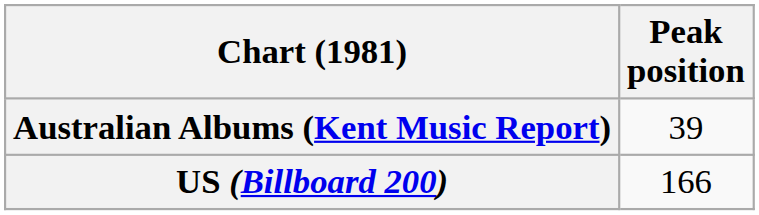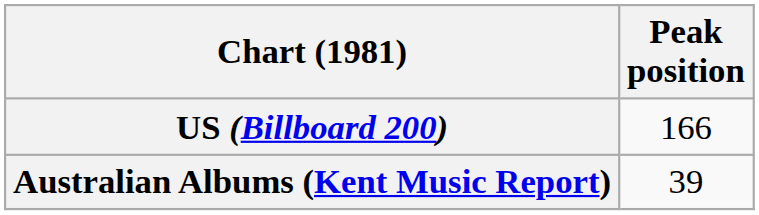rows swapped: (312, 126) <-> (312, 181)
